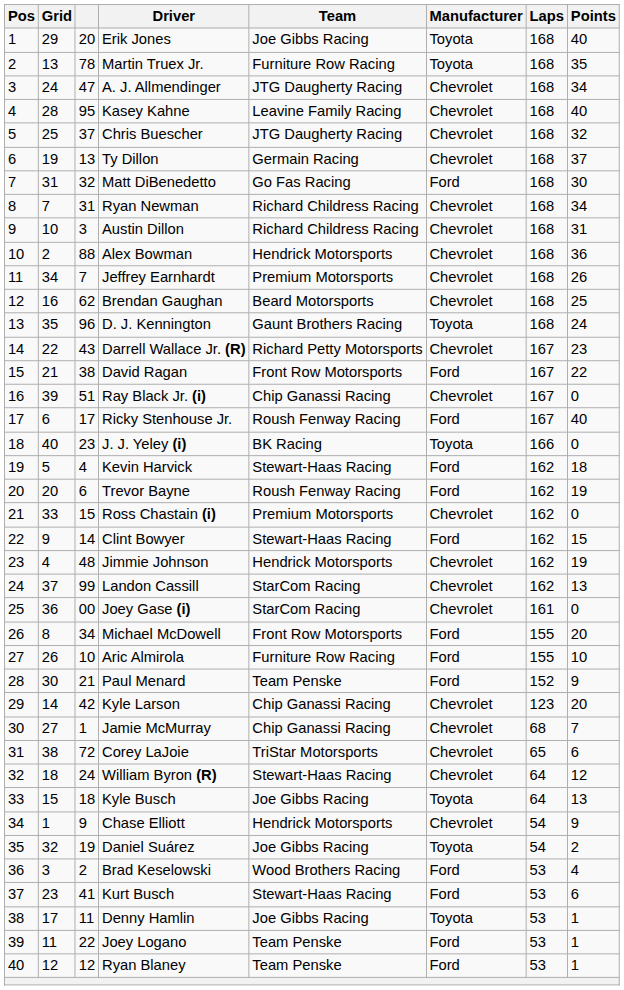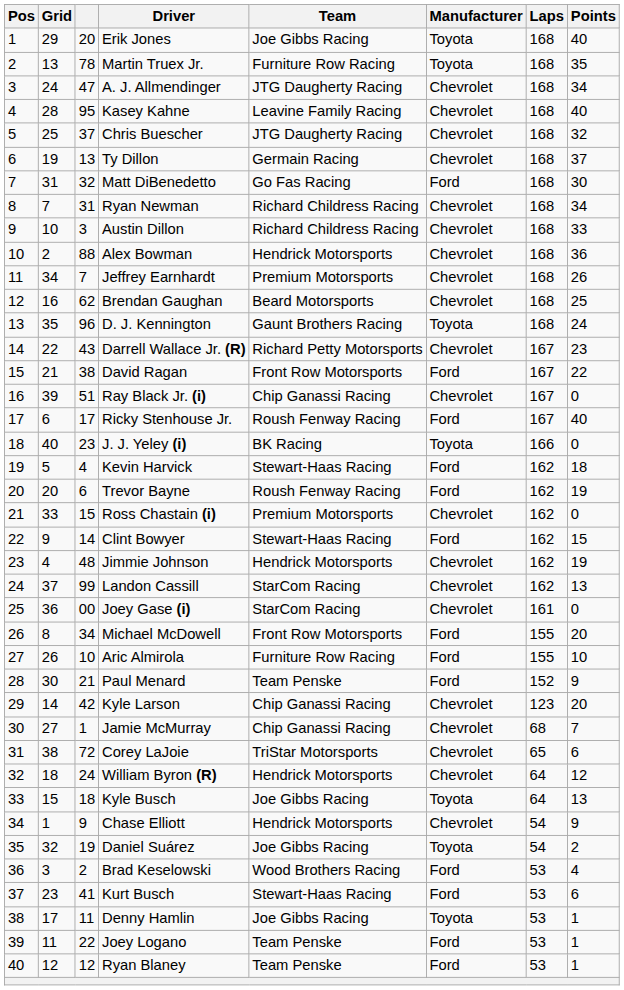(579, 229) 31 -> (579, 229) 33
(322, 775) Stewart-Haas Racing -> (322, 775) Hendrick Motorsports
